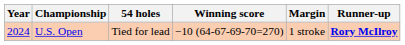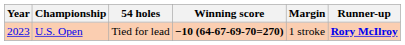(18, 31) 2024 -> (18, 31) 2023
(229, 31) normal -> (229, 31) bold
